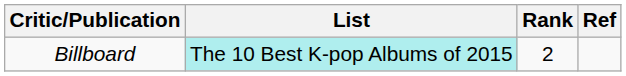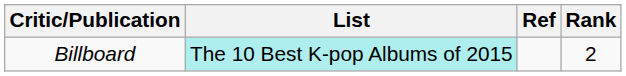columns swapped: (548, 20) <-> (599, 20)
